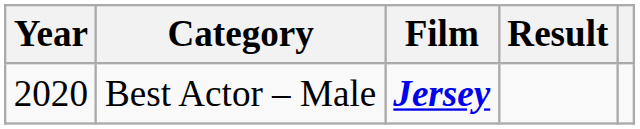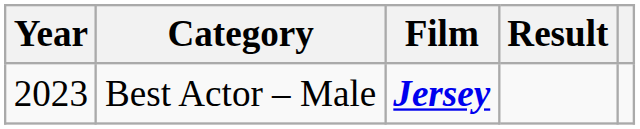(51, 92) 2020 -> (51, 92) 2023
